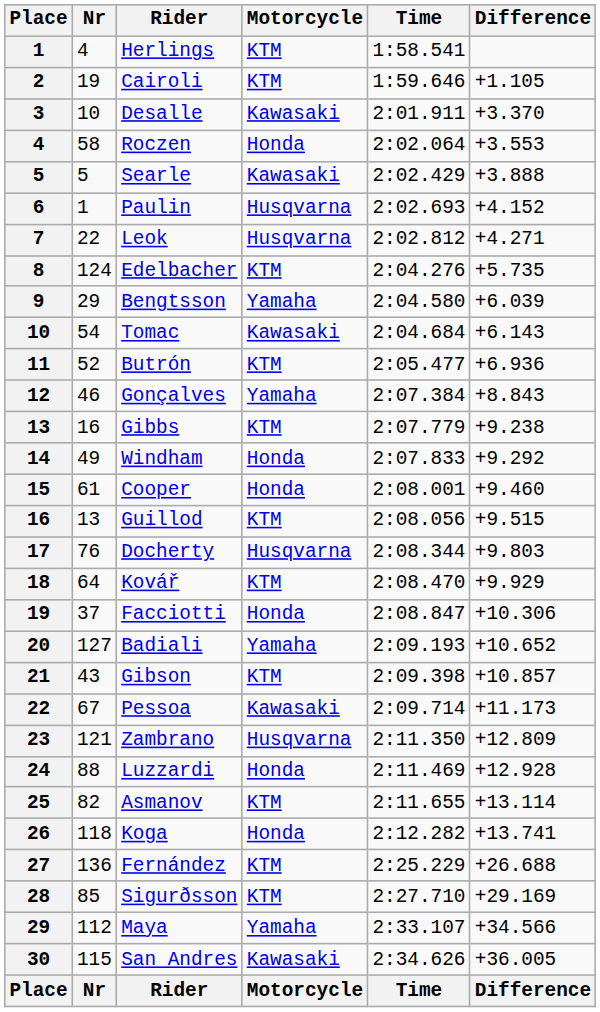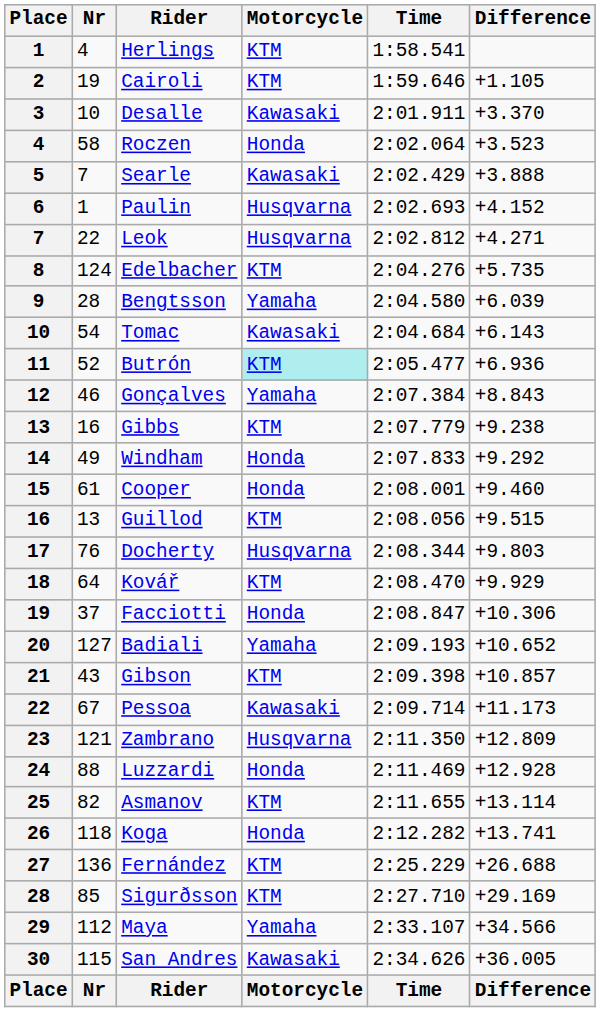(510, 146) +3.553 -> (510, 146) +3.523
(83, 177) 5 -> (83, 177) 7
(89, 302) 29 -> (89, 302) 28
(264, 365) no background -> (264, 365) paleturquoise background
